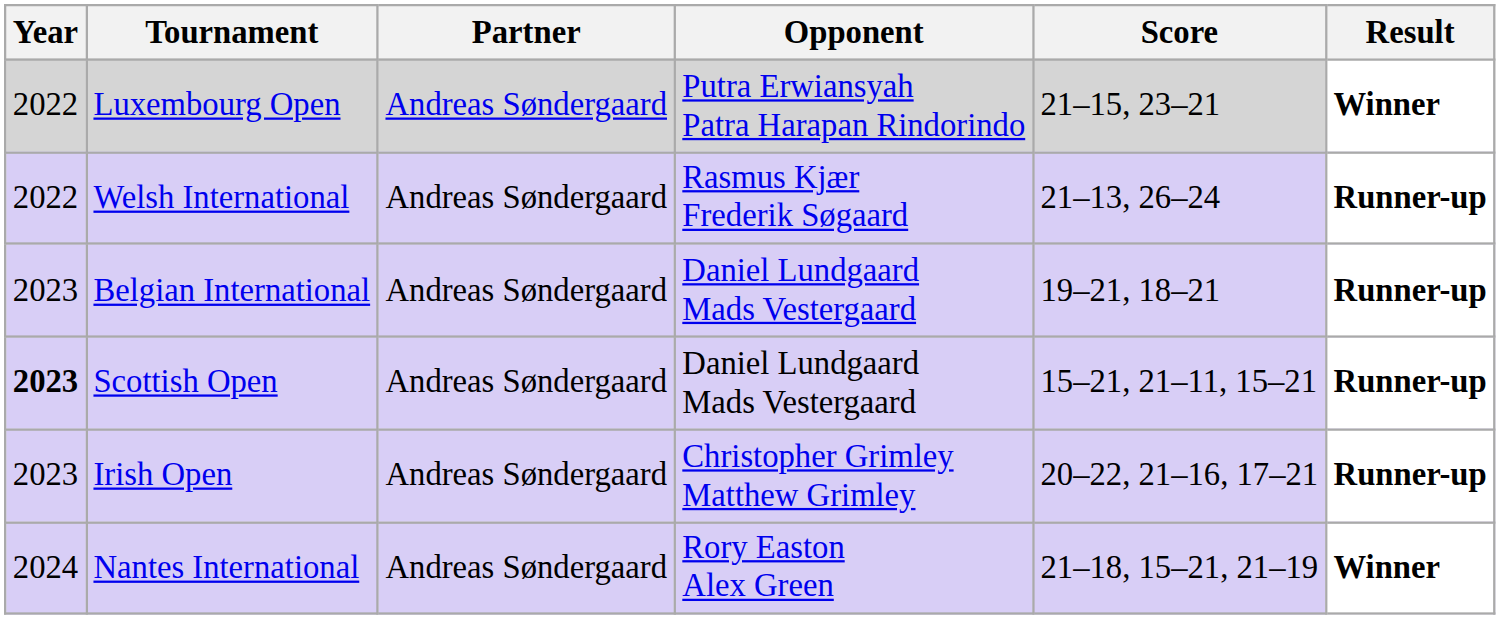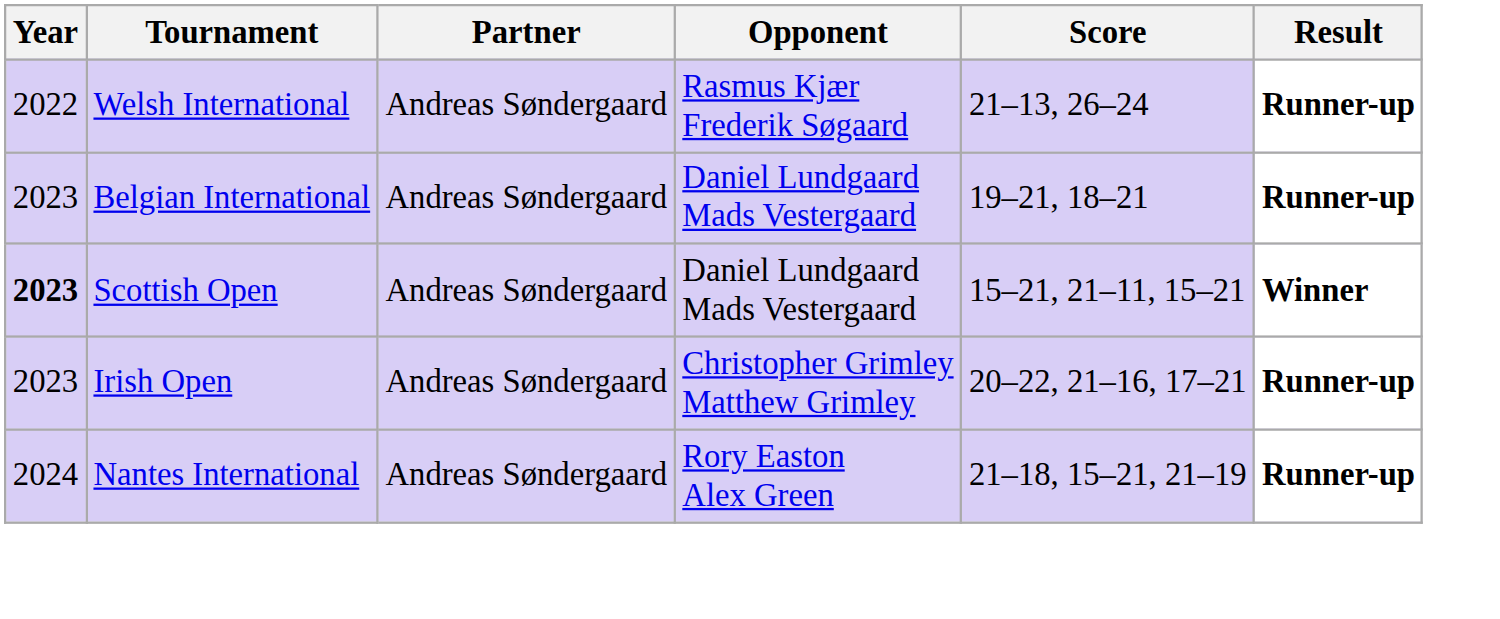- row: (217, 105)
(1410, 382) Runner-up -> (1315, 290) Winner
(1387, 567) Winner -> (1338, 475) Runner-up
